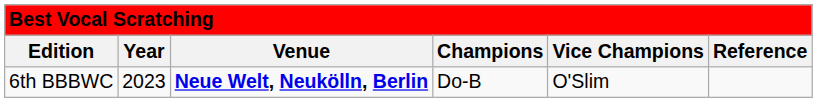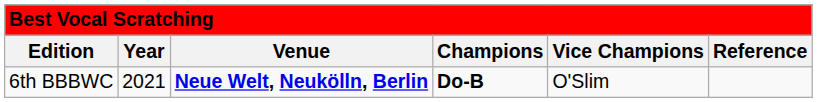(144, 81) 2023 -> (144, 81) 2021
(459, 81) normal -> (460, 81) bold
